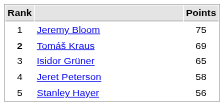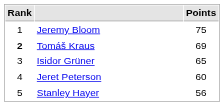(201, 77) 58 -> (201, 77) 60
